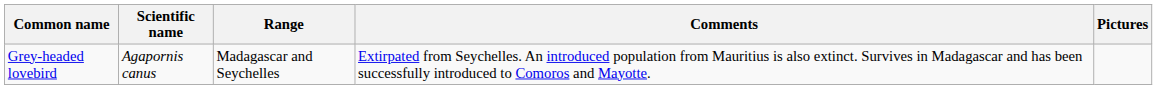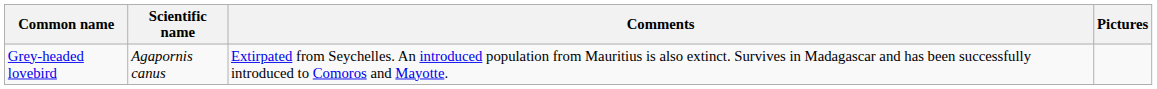- column: (284, 24)
